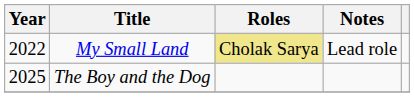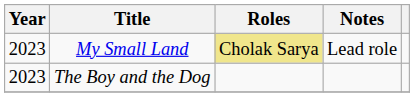(27, 48) 2022 -> (27, 48) 2023
(27, 77) 2025 -> (27, 77) 2023
